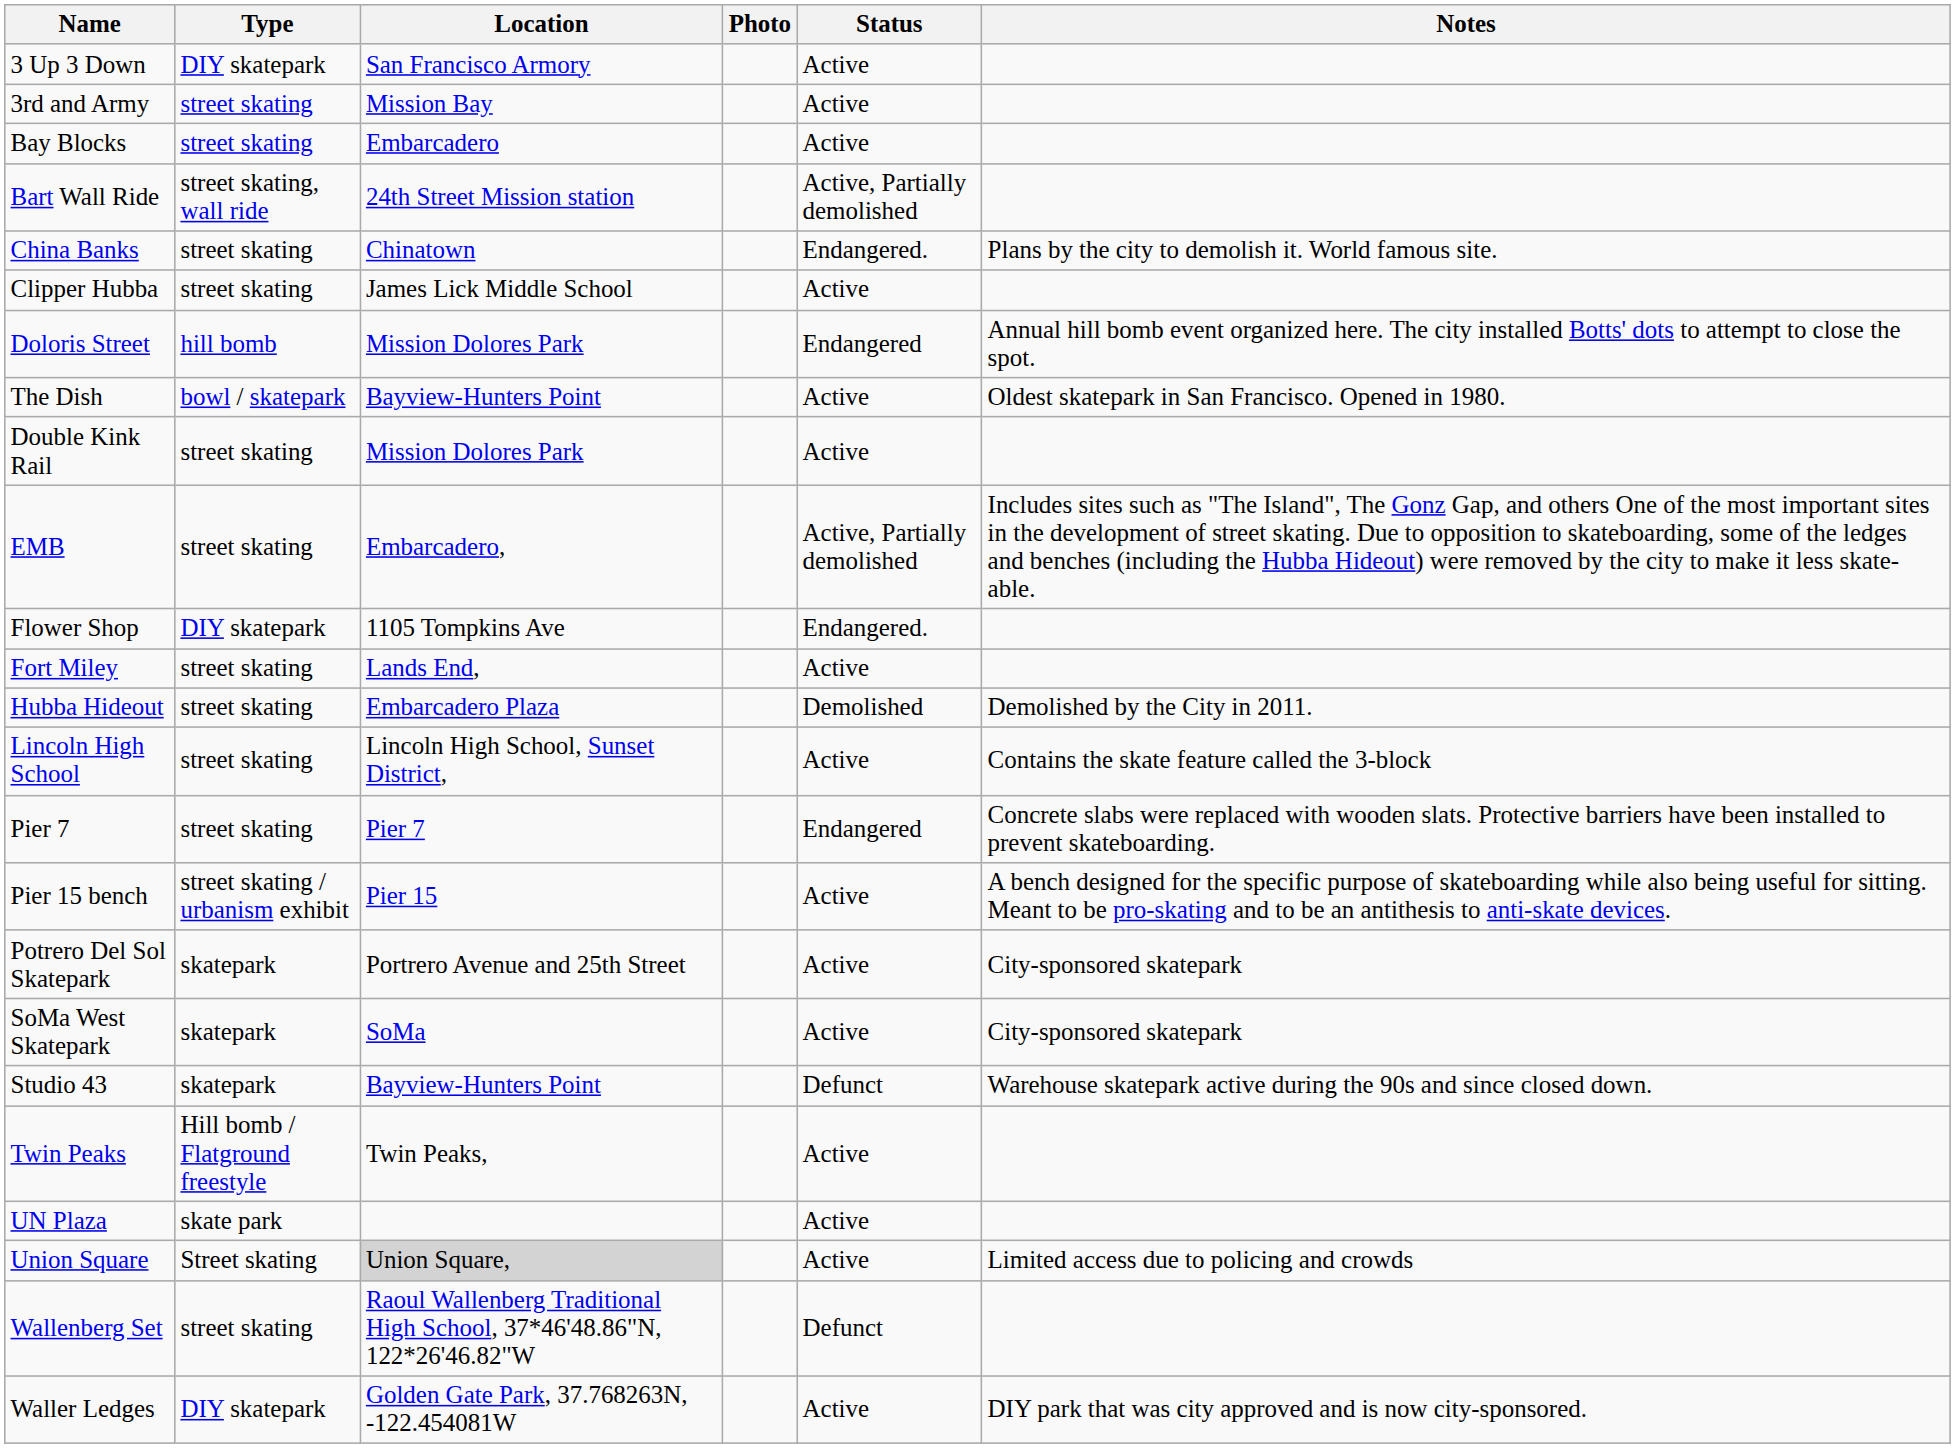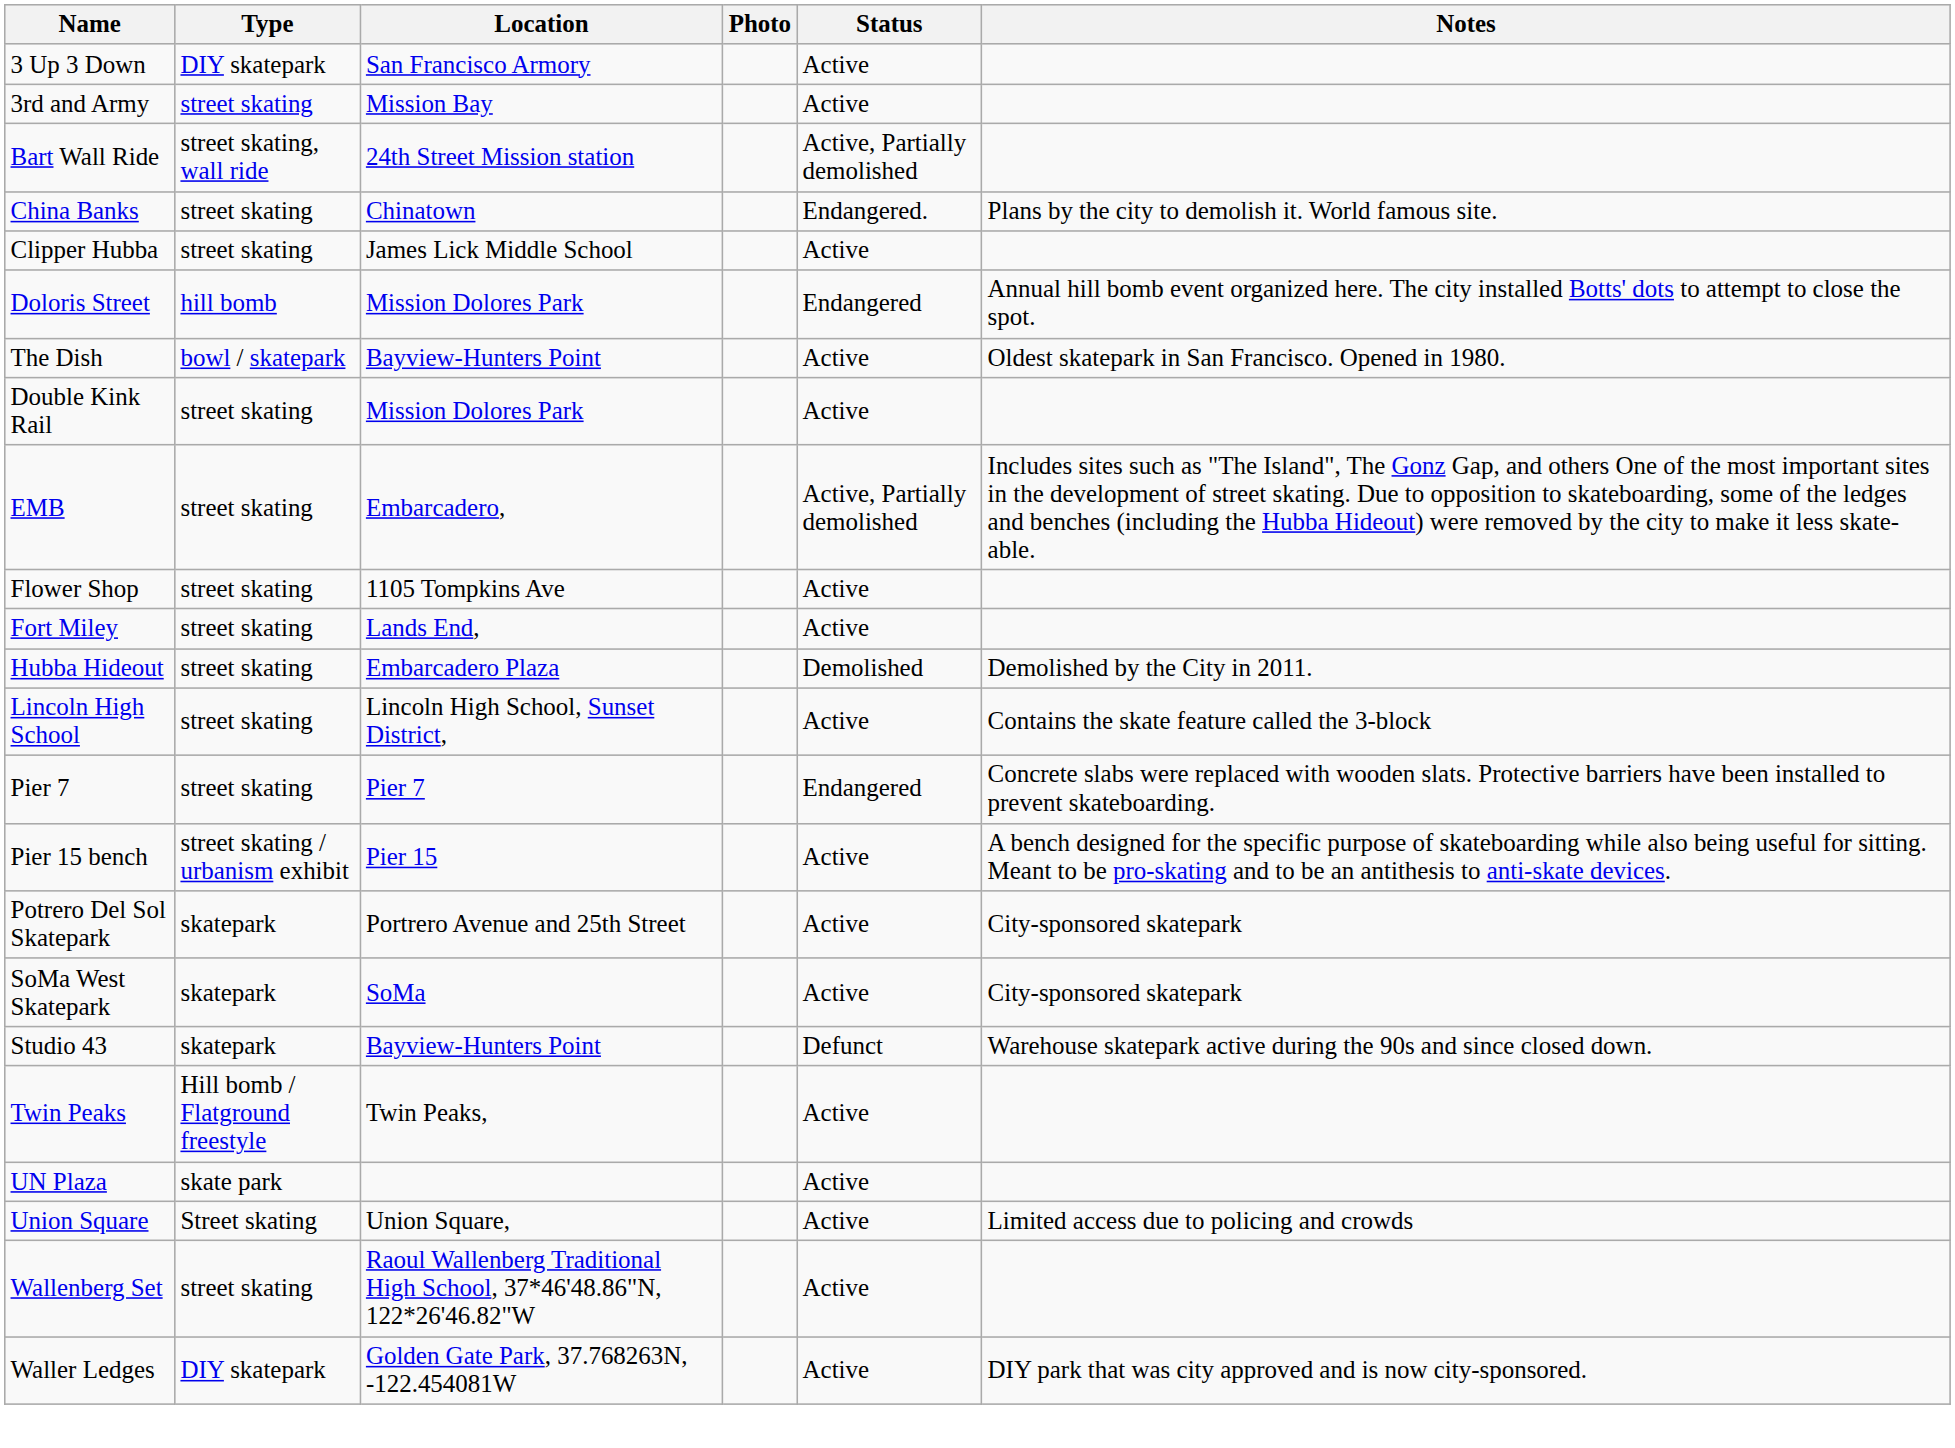- row: (68, 143)
(253, 628) DIY skatepark -> (247, 588) street skating
(865, 628) Endangered. -> (836, 588) Active
(438, 1260) lightgrey background -> (438, 1220) no background
(843, 1327) Defunct -> (836, 1288) Active
